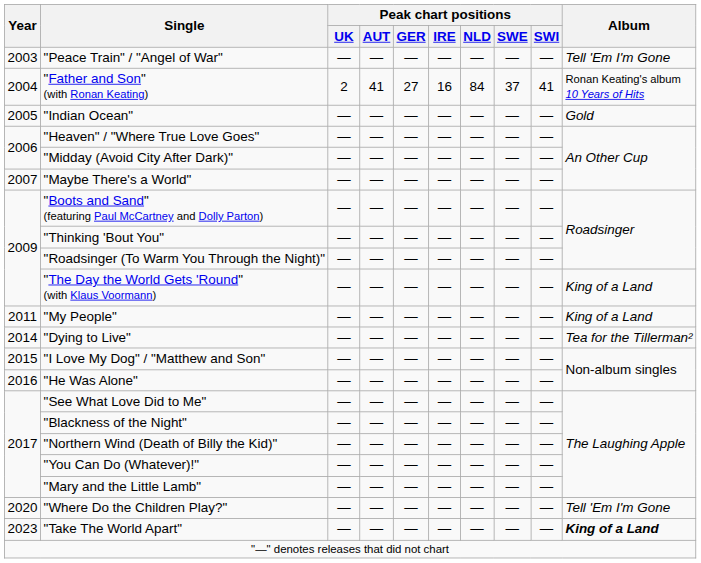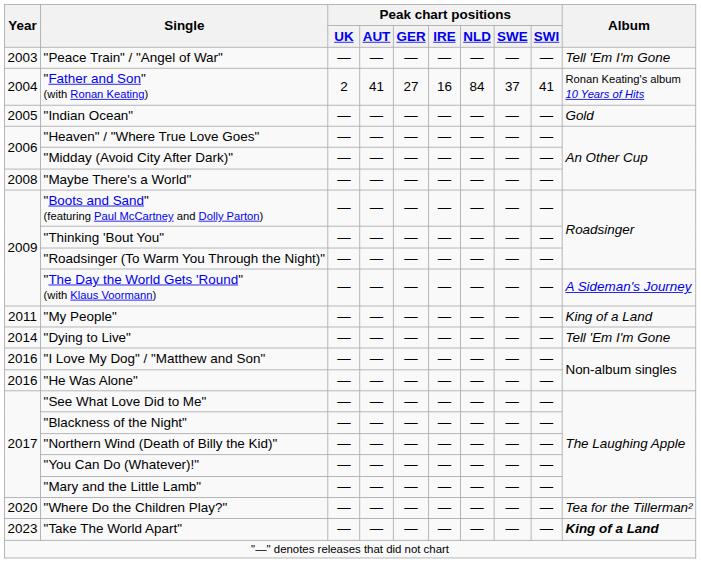(22, 179) 2007 -> (22, 179) 2008
(609, 287) King of a Land -> (628, 287) A Sideman's Journey
(629, 337) Tea for the Tillerman² -> (618, 337) Tell 'Em I'm Gone
(22, 358) 2015 -> (22, 358) 2016
(618, 508) Tell 'Em I'm Gone -> (629, 508) Tea for the Tillerman²
